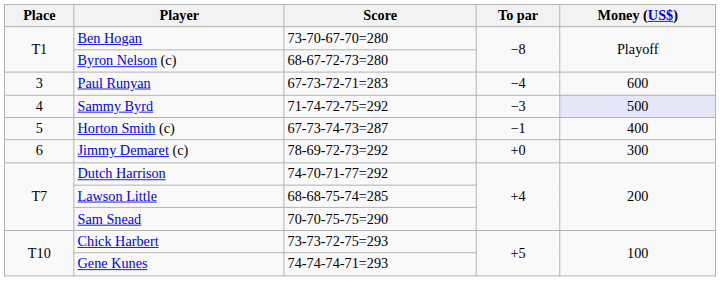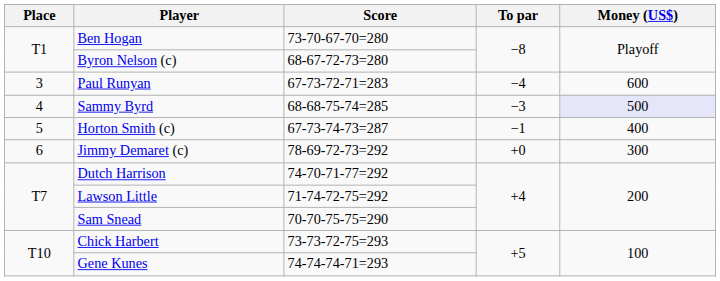(338, 106) 71-74-72-75=292 -> (338, 106) 68-68-75-74=285
(338, 196) 68-68-75-74=285 -> (338, 196) 71-74-72-75=292
